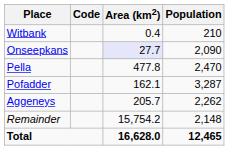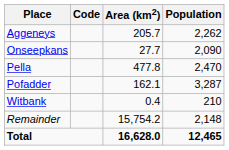rows swapped: (31, 102) <-> (26, 33)
(150, 50) lavender background -> (150, 50) no background
